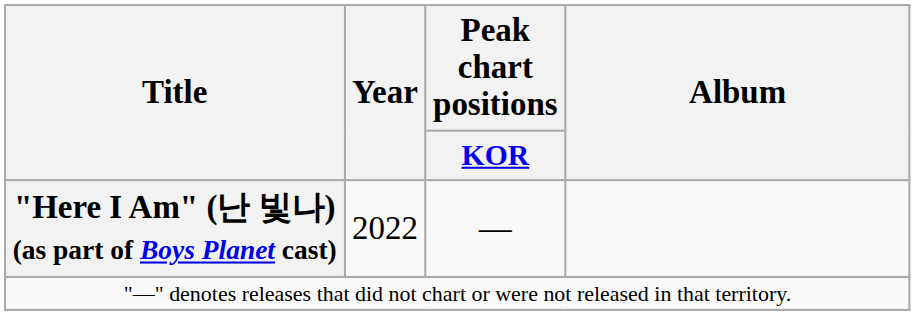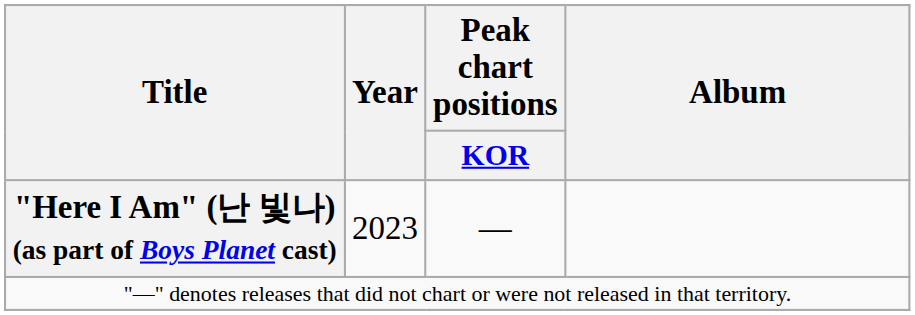(385, 227) 2022 -> (385, 227) 2023
